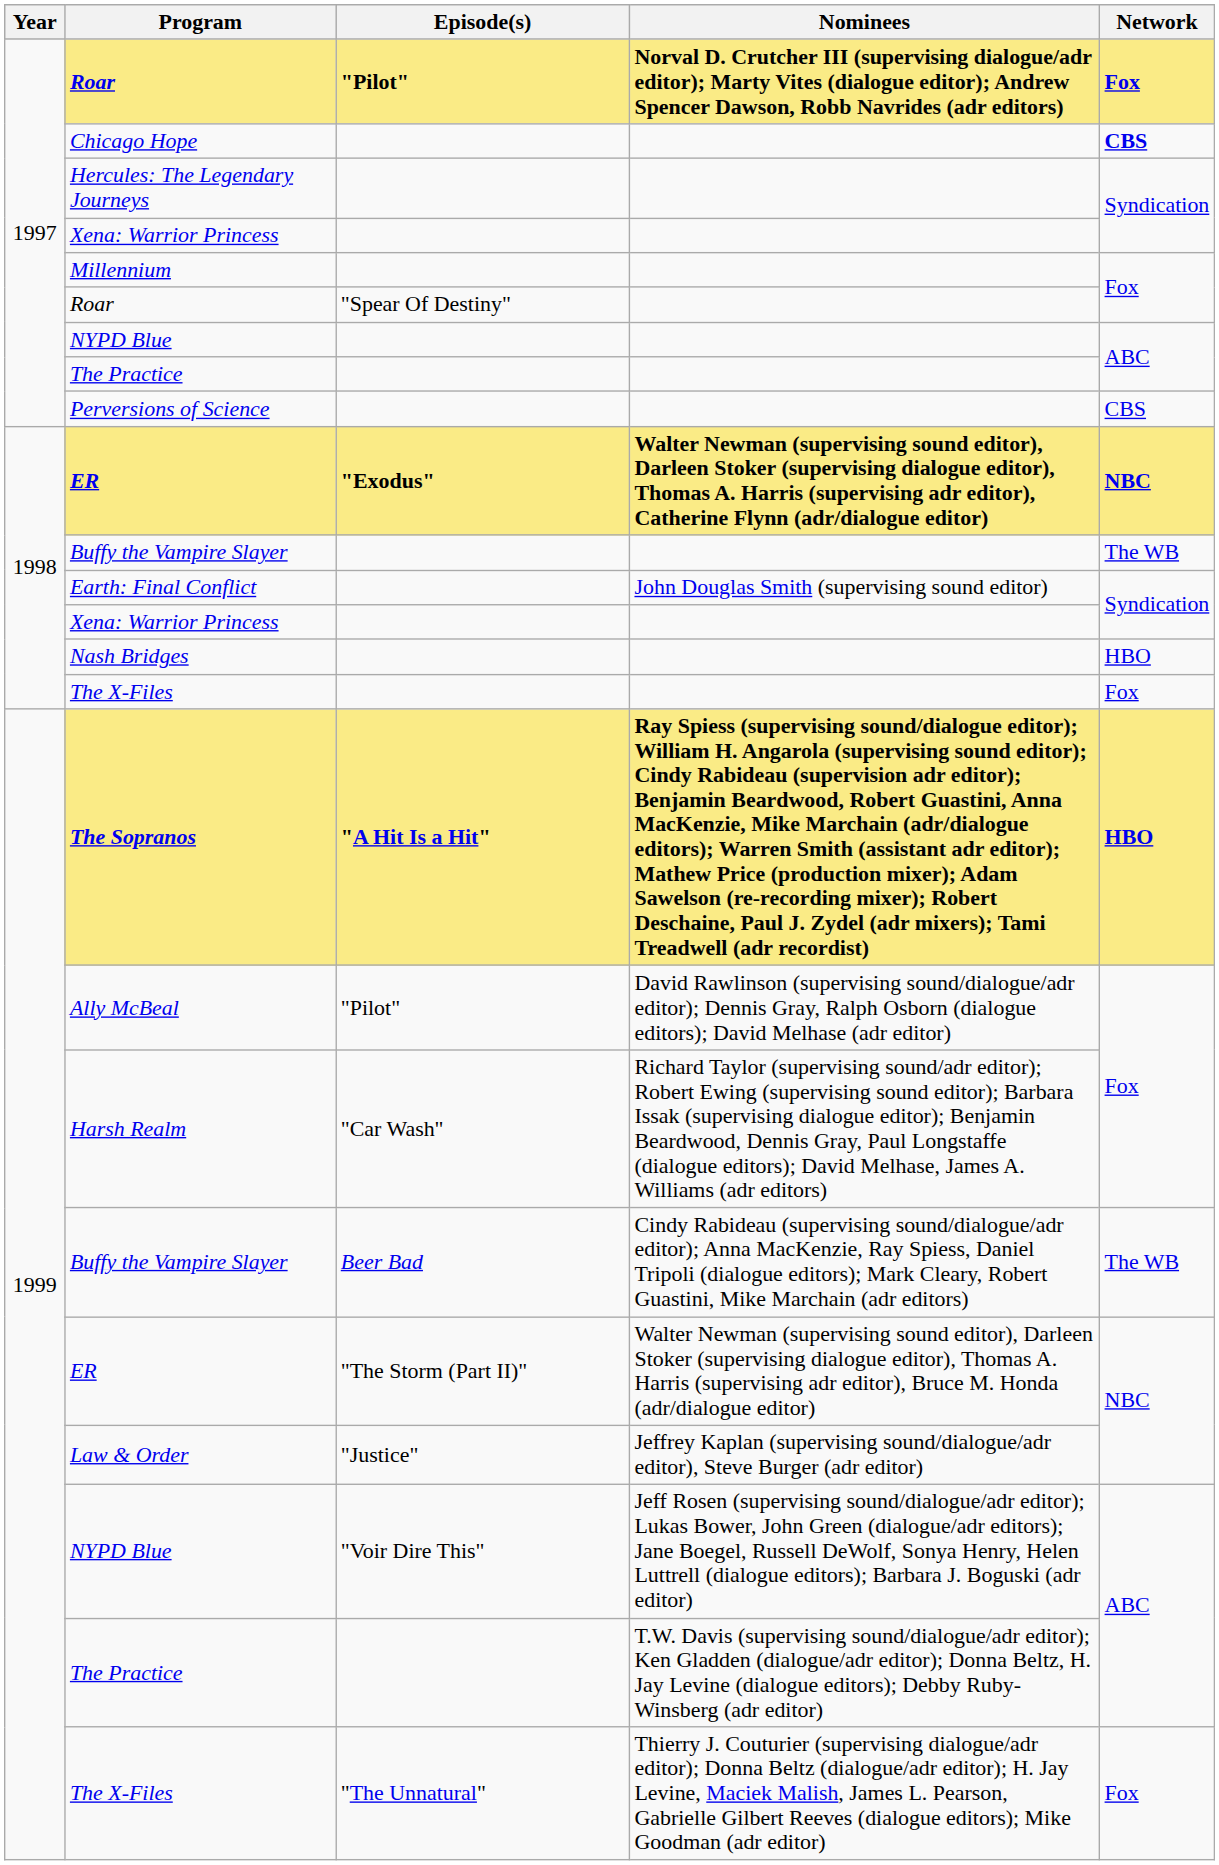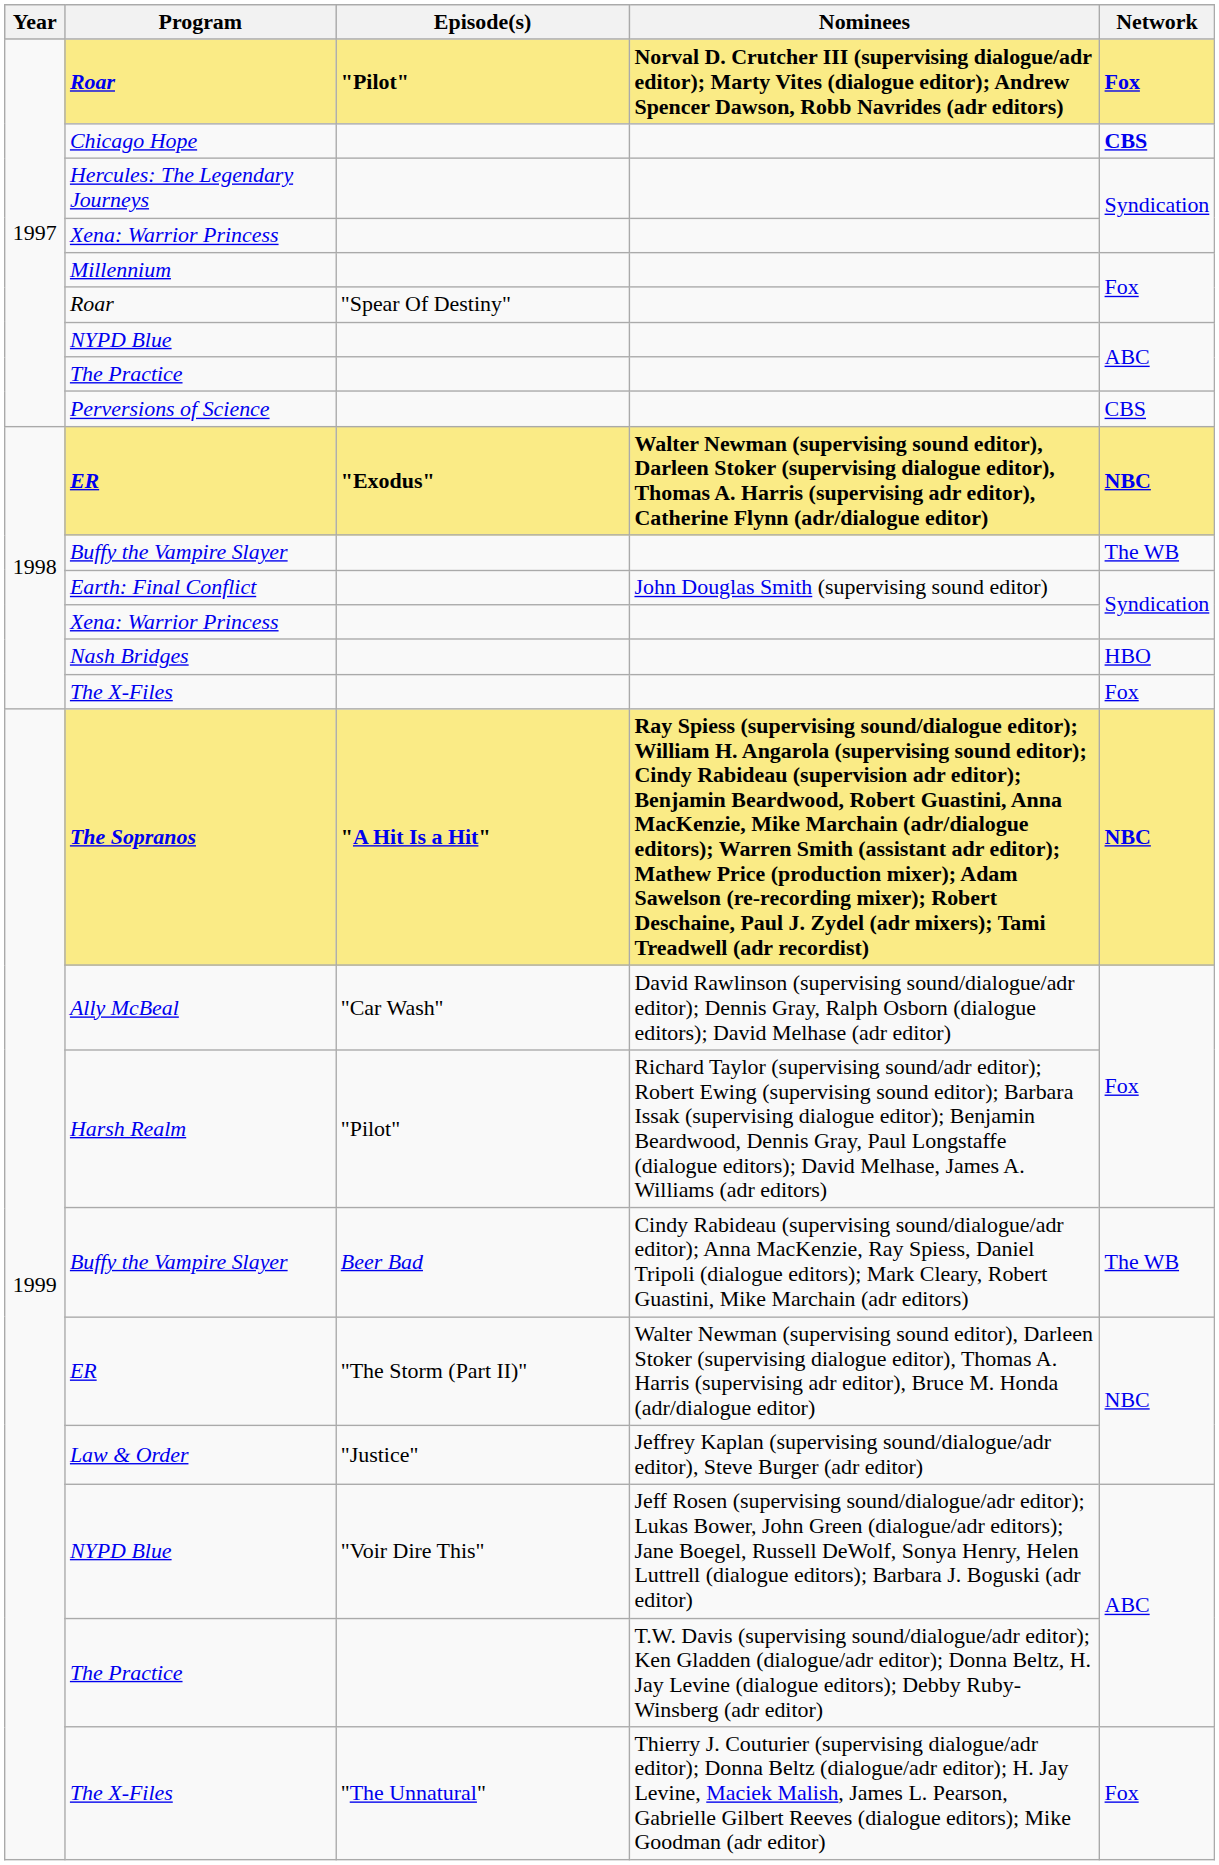(1129, 837) HBO -> (1128, 837) NBC
(370, 1007) "Pilot" -> (392, 1007) "Car Wash"
(392, 1128) "Car Wash" -> (370, 1128) "Pilot"
